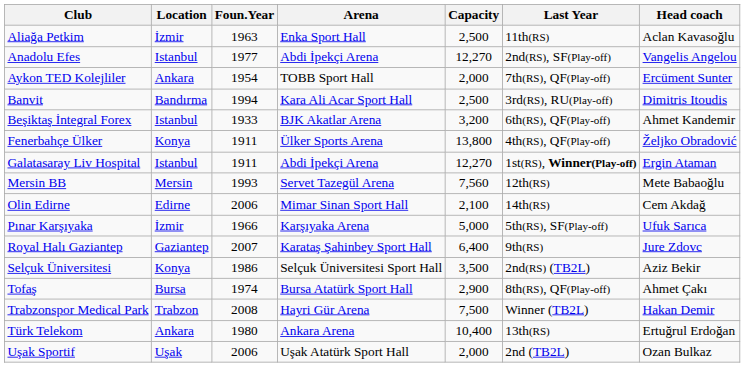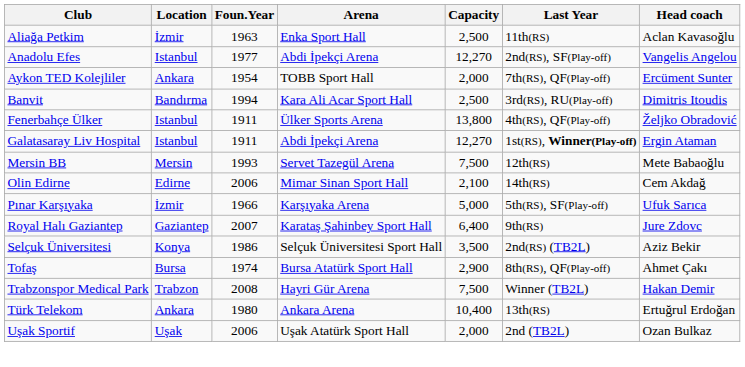- row: (69, 120)
(172, 141) Konya -> (176, 120) Istanbul
(474, 183) 7,560 -> (474, 162) 7,500
